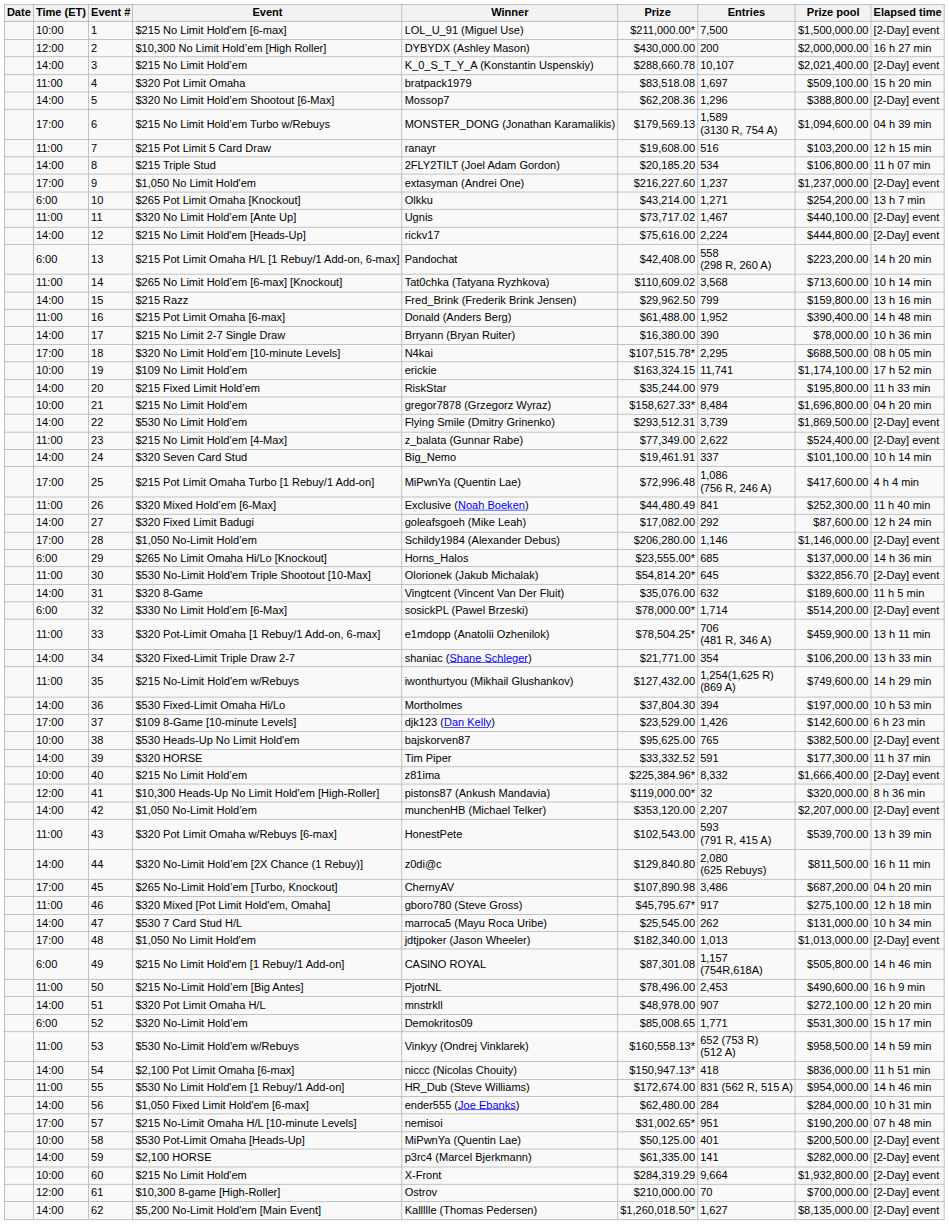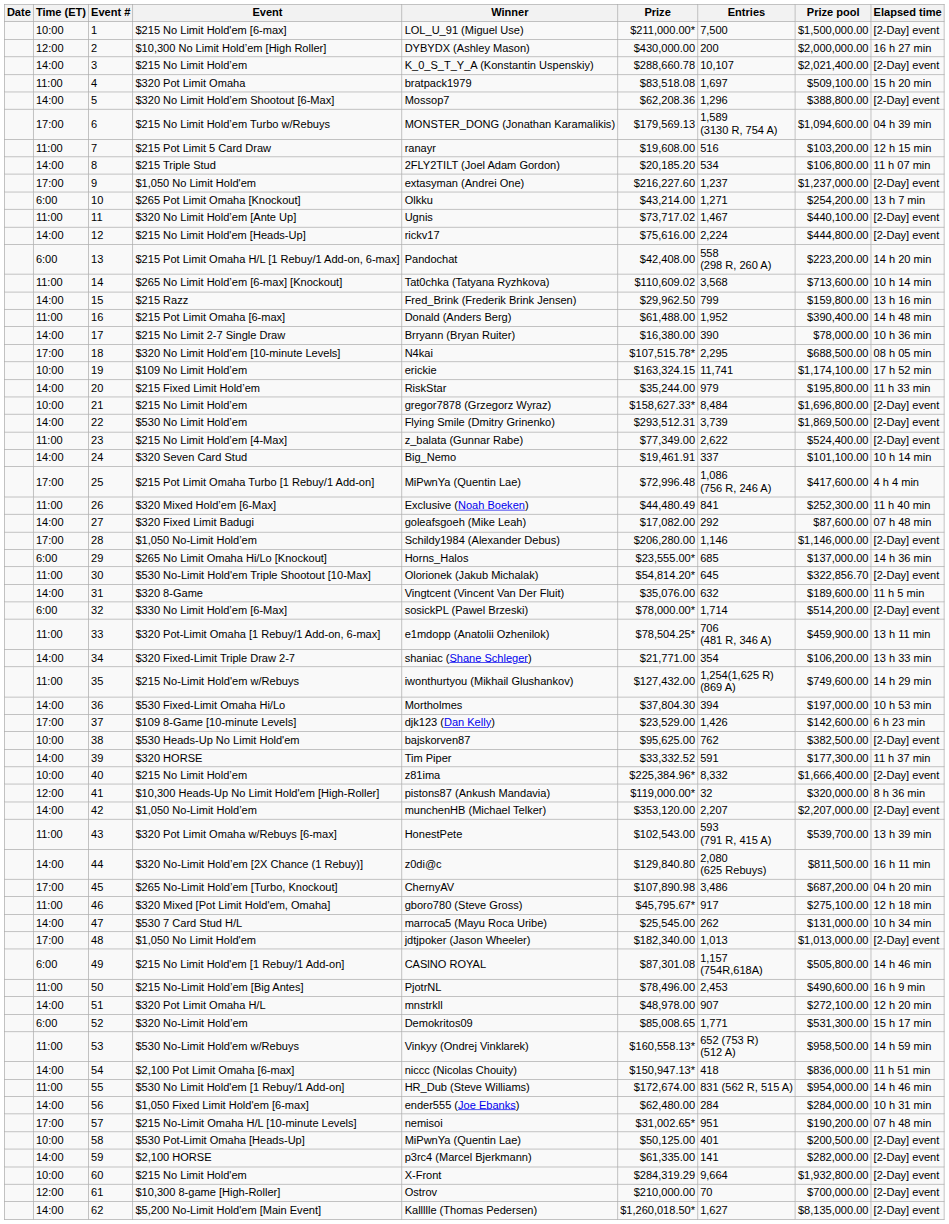(902, 405) 04 h 20 min -> (906, 405) [2-Day] event
(902, 523) 12 h 24 min -> (902, 523) 07 h 48 min
(709, 740) 765 -> (709, 740) 762
